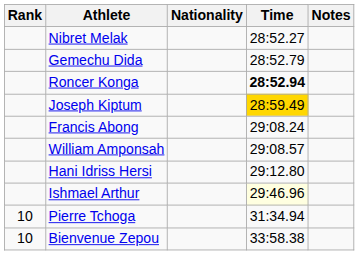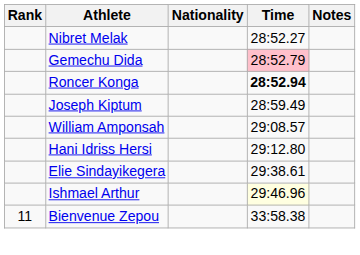(277, 60) no background -> (278, 60) pink background
(277, 104) gold background -> (278, 104) no background
- row: (94, 127)
+ row: (107, 171)
- row: (92, 216)
(25, 238) 10 -> (25, 216) 11
